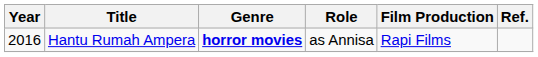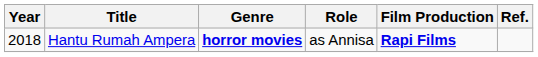(25, 40) 2016 -> (25, 40) 2018
(416, 40) normal -> (418, 40) bold
